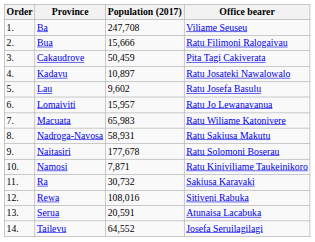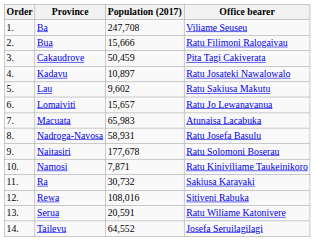(224, 89) Ratu Josefa Basulu -> (228, 89) Ratu Sakiusa Makutu
(121, 105) 15,957 -> (121, 105) 15,657
(236, 120) Ratu Wiliame Katonivere -> (224, 120) Atunaisa Lacabuka
(228, 136) Ratu Sakiusa Makutu -> (224, 136) Ratu Josefa Basulu
(224, 213) Atunaisa Lacabuka -> (236, 213) Ratu Wiliame Katonivere
